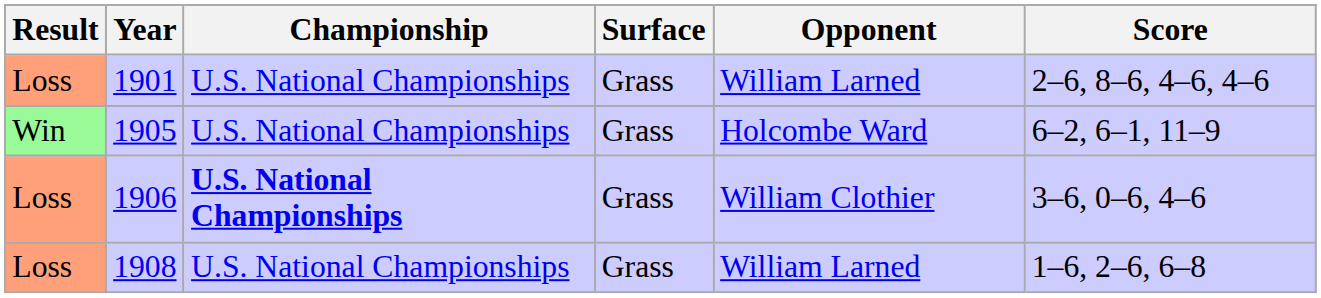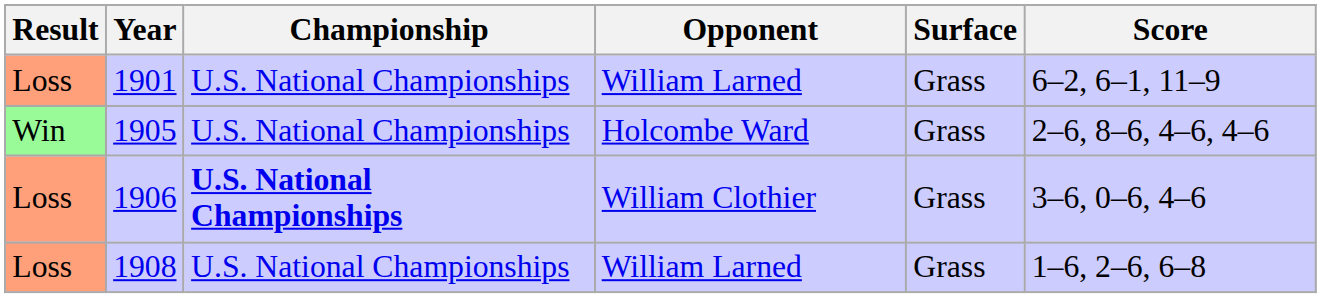columns swapped: (654, 29) <-> (869, 29)
(1151, 79) 2–6, 8–6, 4–6, 4–6 -> (1126, 79) 6–2, 6–1, 11–9
(1126, 130) 6–2, 6–1, 11–9 -> (1151, 130) 2–6, 8–6, 4–6, 4–6
